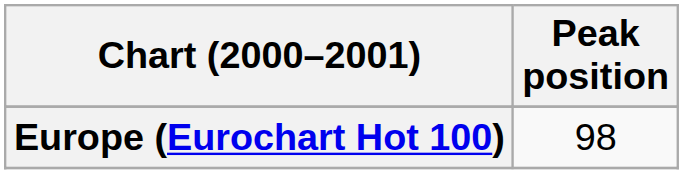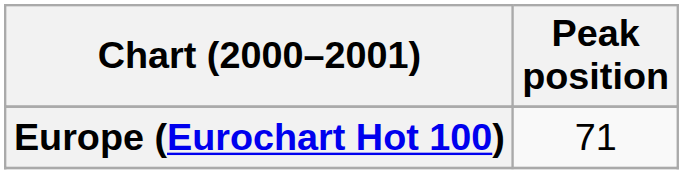(596, 136) 98 -> (596, 136) 71
